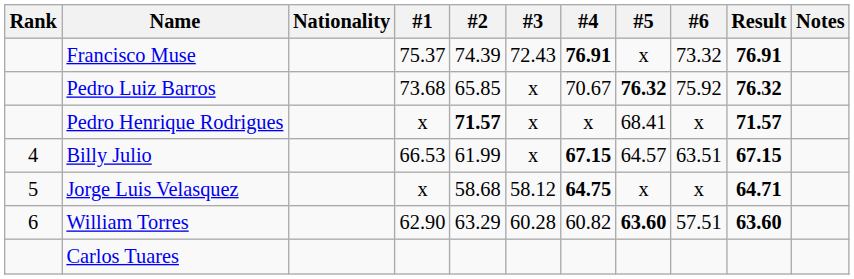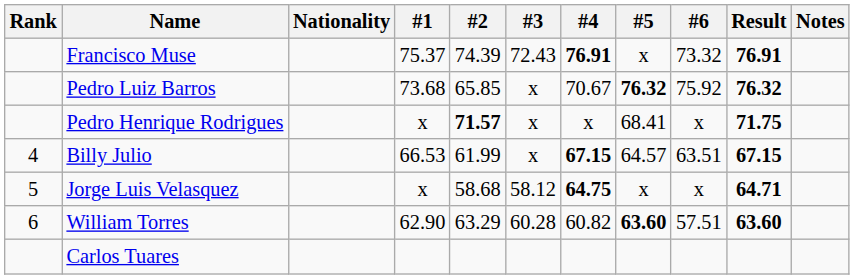(759, 122) 71.57 -> (759, 122) 71.75
